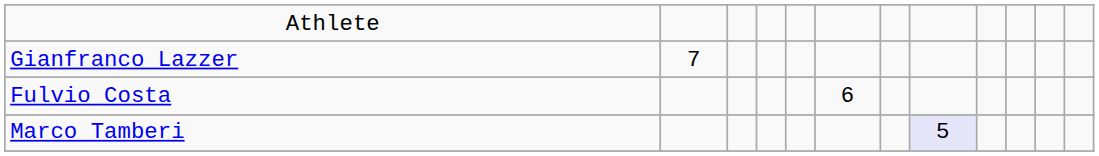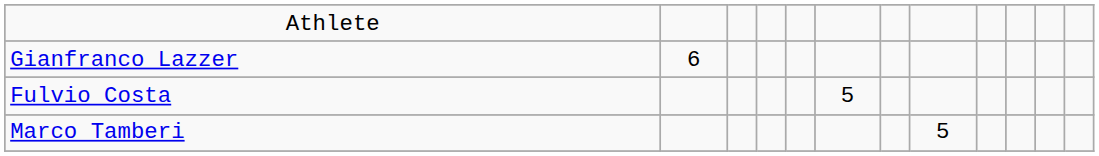(694, 60) 7 -> (694, 60) 6
(847, 96) 6 -> (847, 96) 5
(943, 132) lavender background -> (943, 132) no background
